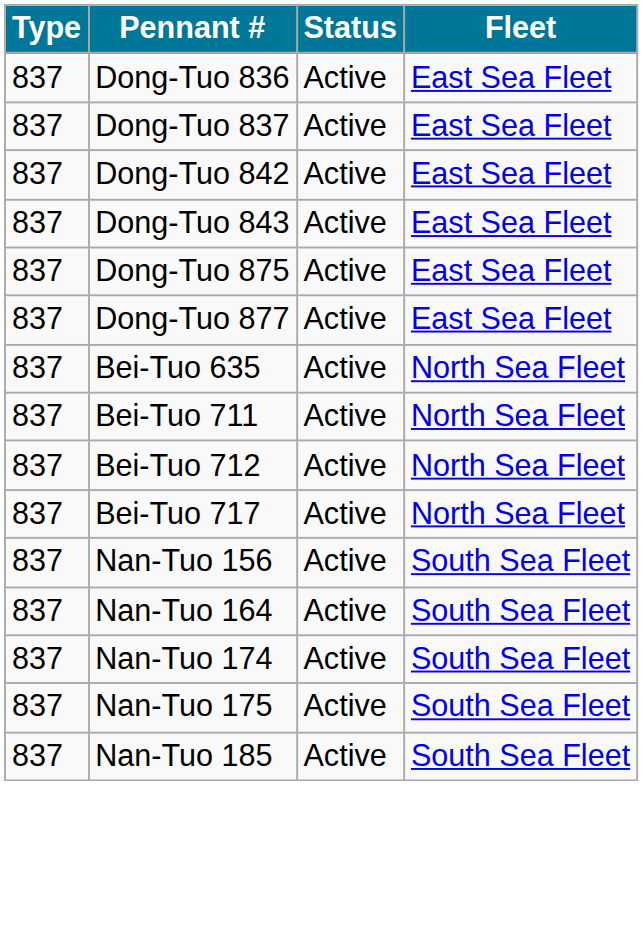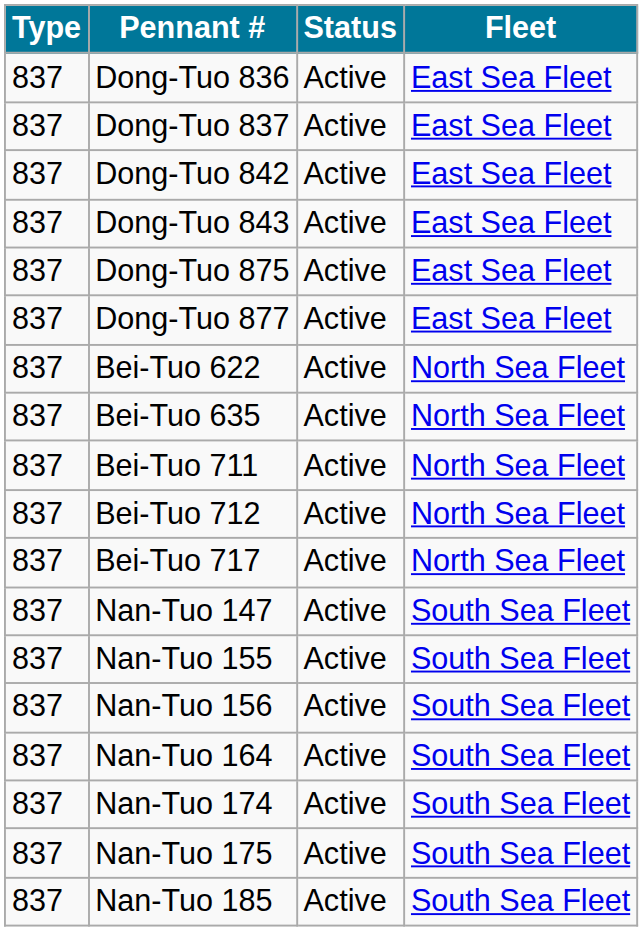+ row: (178, 367)
+ row: (184, 610)
+ row: (184, 658)
